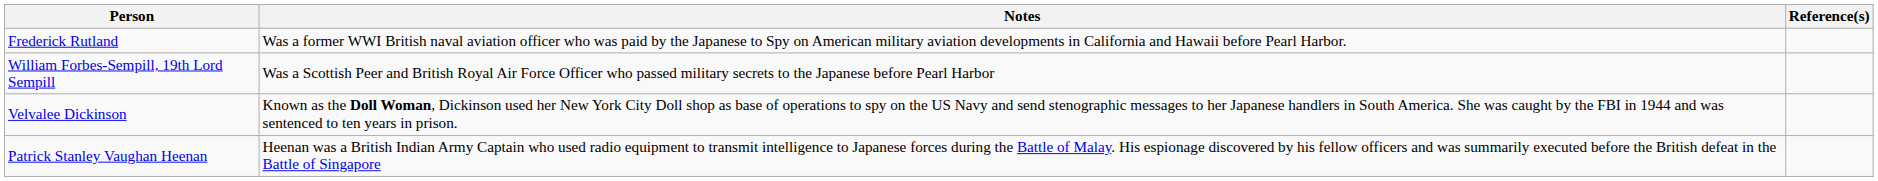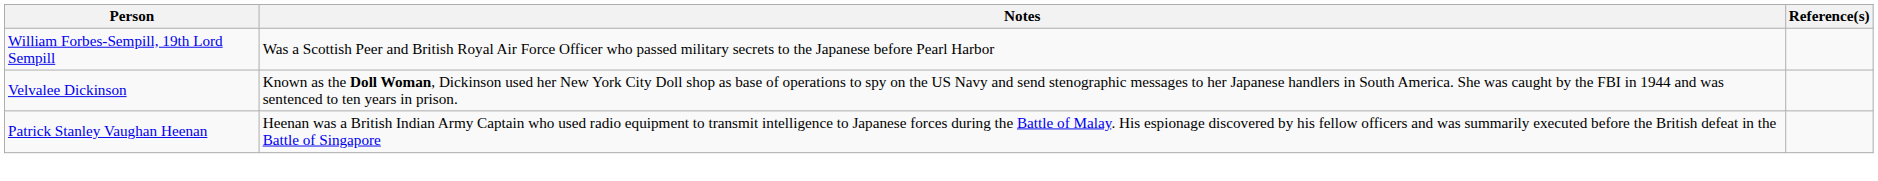- row: (63, 40)
